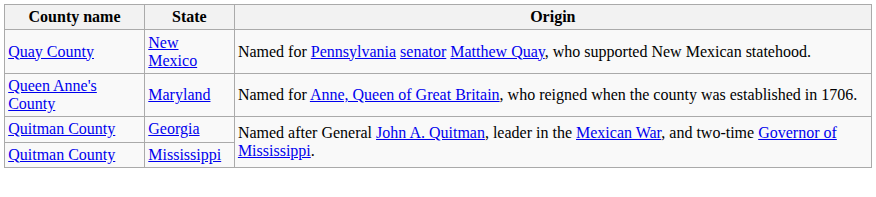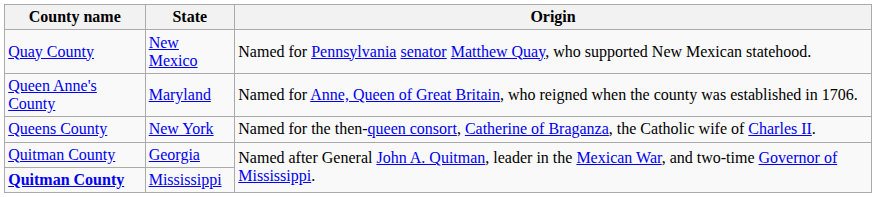+ row: (181, 129)
(62, 154) normal -> (66, 180) bold
